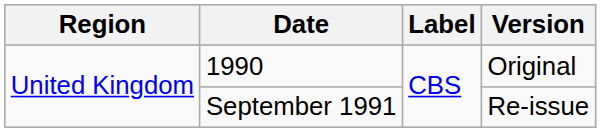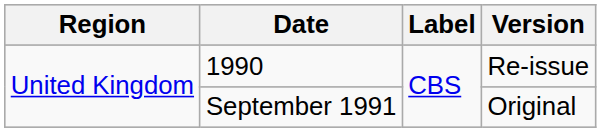(532, 65) Original -> (538, 65) Re-issue
(538, 106) Re-issue -> (532, 106) Original
